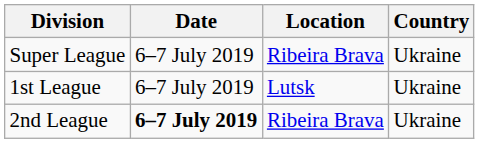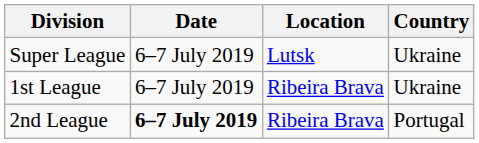(325, 54) Ribeira Brava -> (291, 54) Lutsk
(291, 87) Lutsk -> (325, 87) Ribeira Brava
(427, 120) Ukraine -> (429, 120) Portugal
